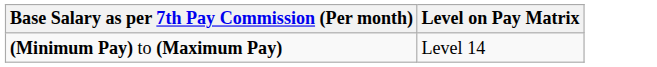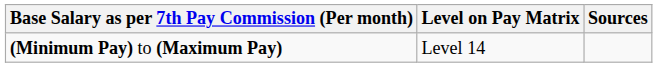+ column: (618, 18)
